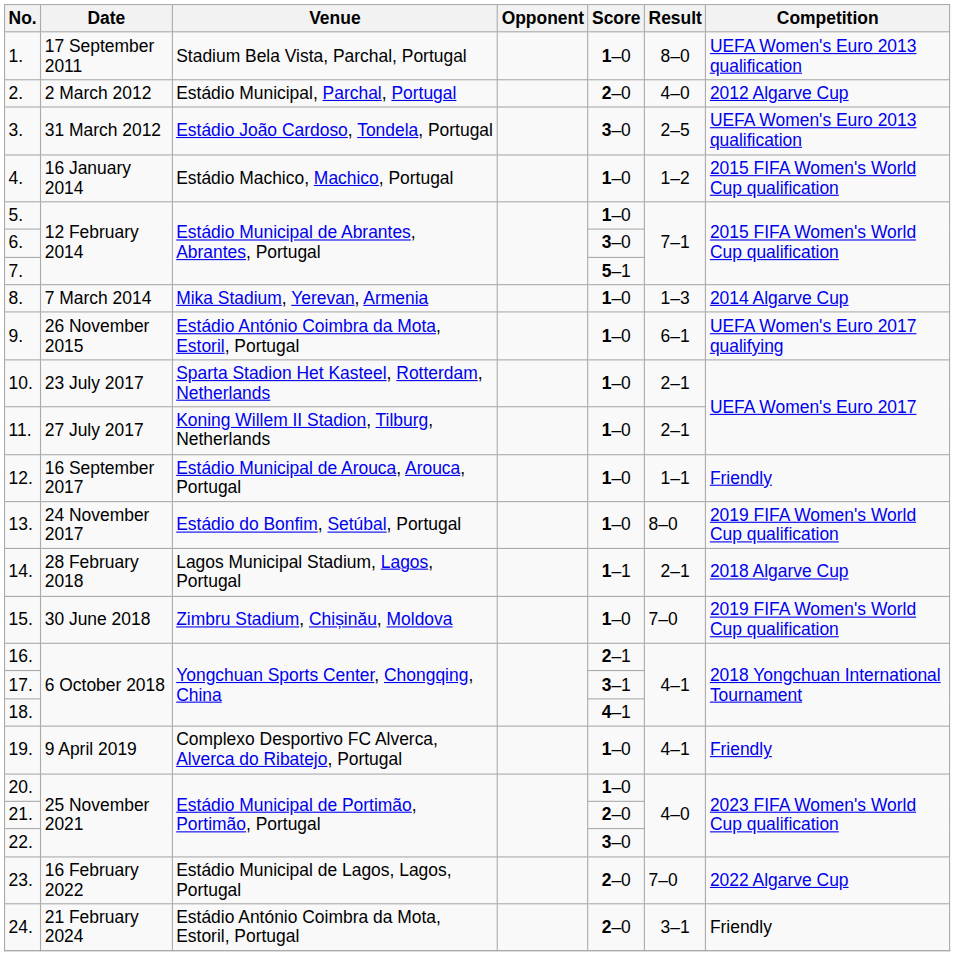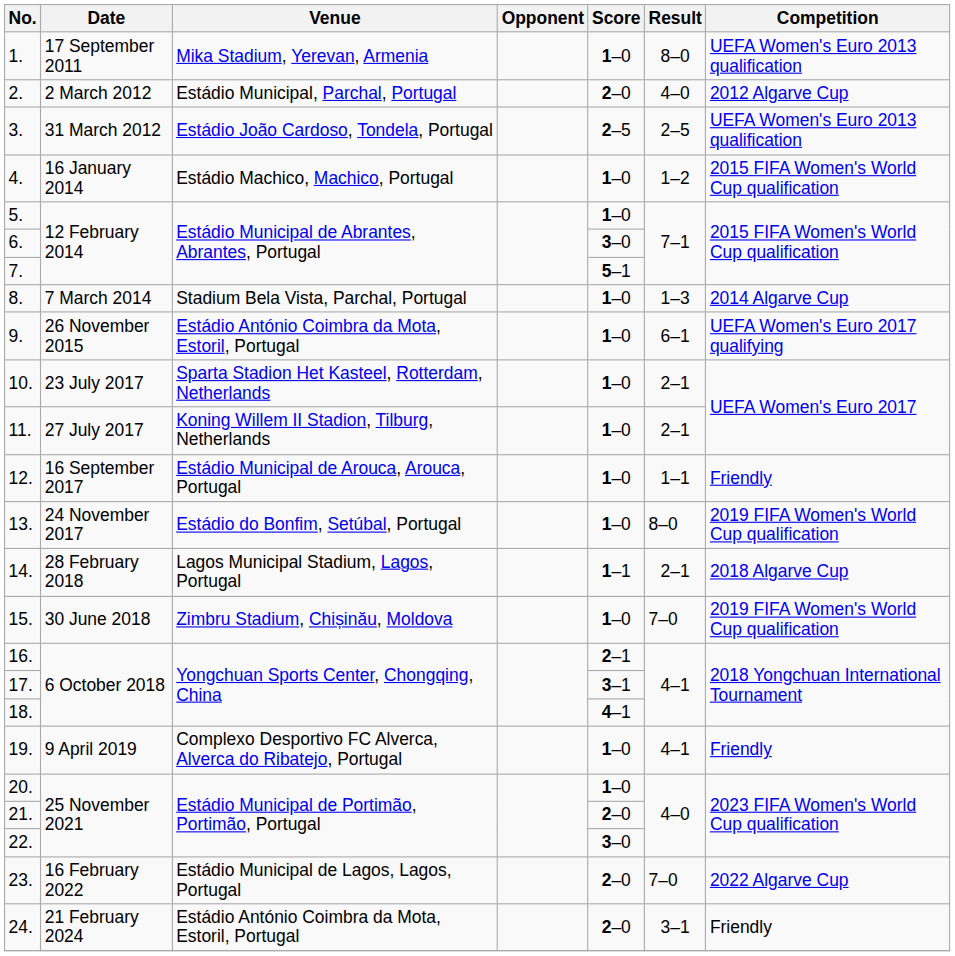(321, 55) Stadium Bela Vista, Parchal, Portugal -> (302, 55) Mika Stadium, Yerevan, Armenia
(616, 130) 3–0 -> (616, 130) 2–5
(302, 298) Mika Stadium, Yerevan, Armenia -> (321, 298) Stadium Bela Vista, Parchal, Portugal
